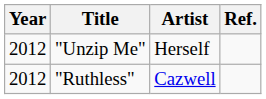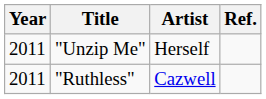(28, 49) 2012 -> (27, 49) 2011
(28, 78) 2012 -> (27, 78) 2011
